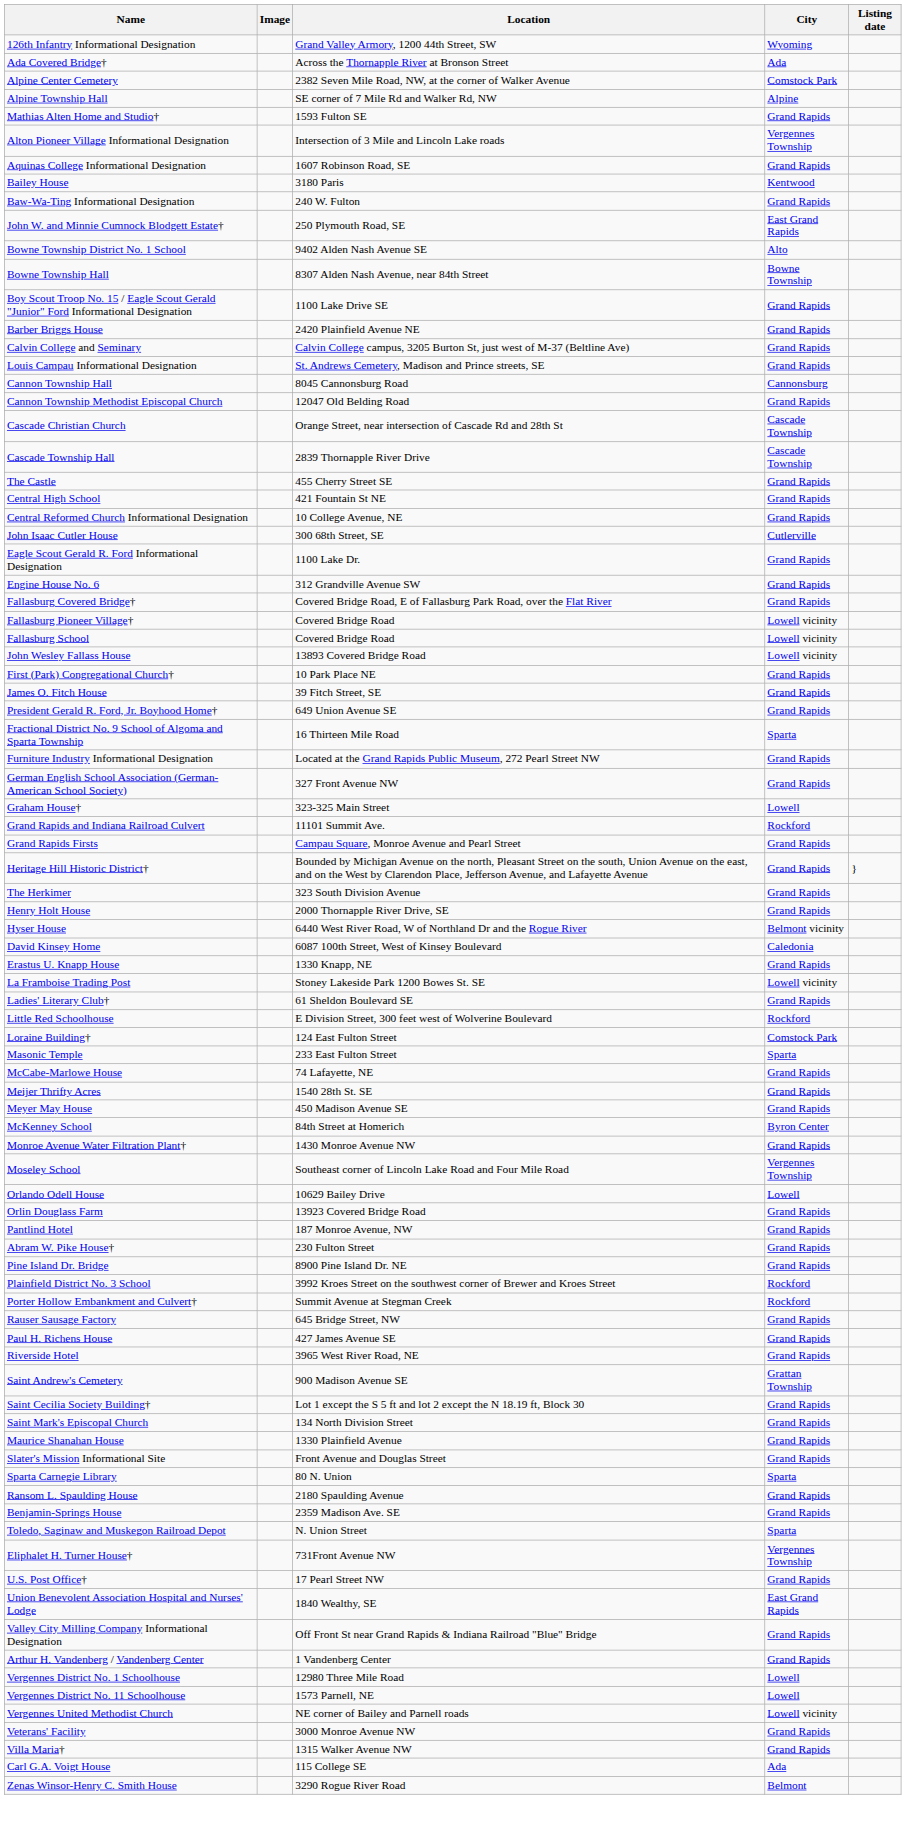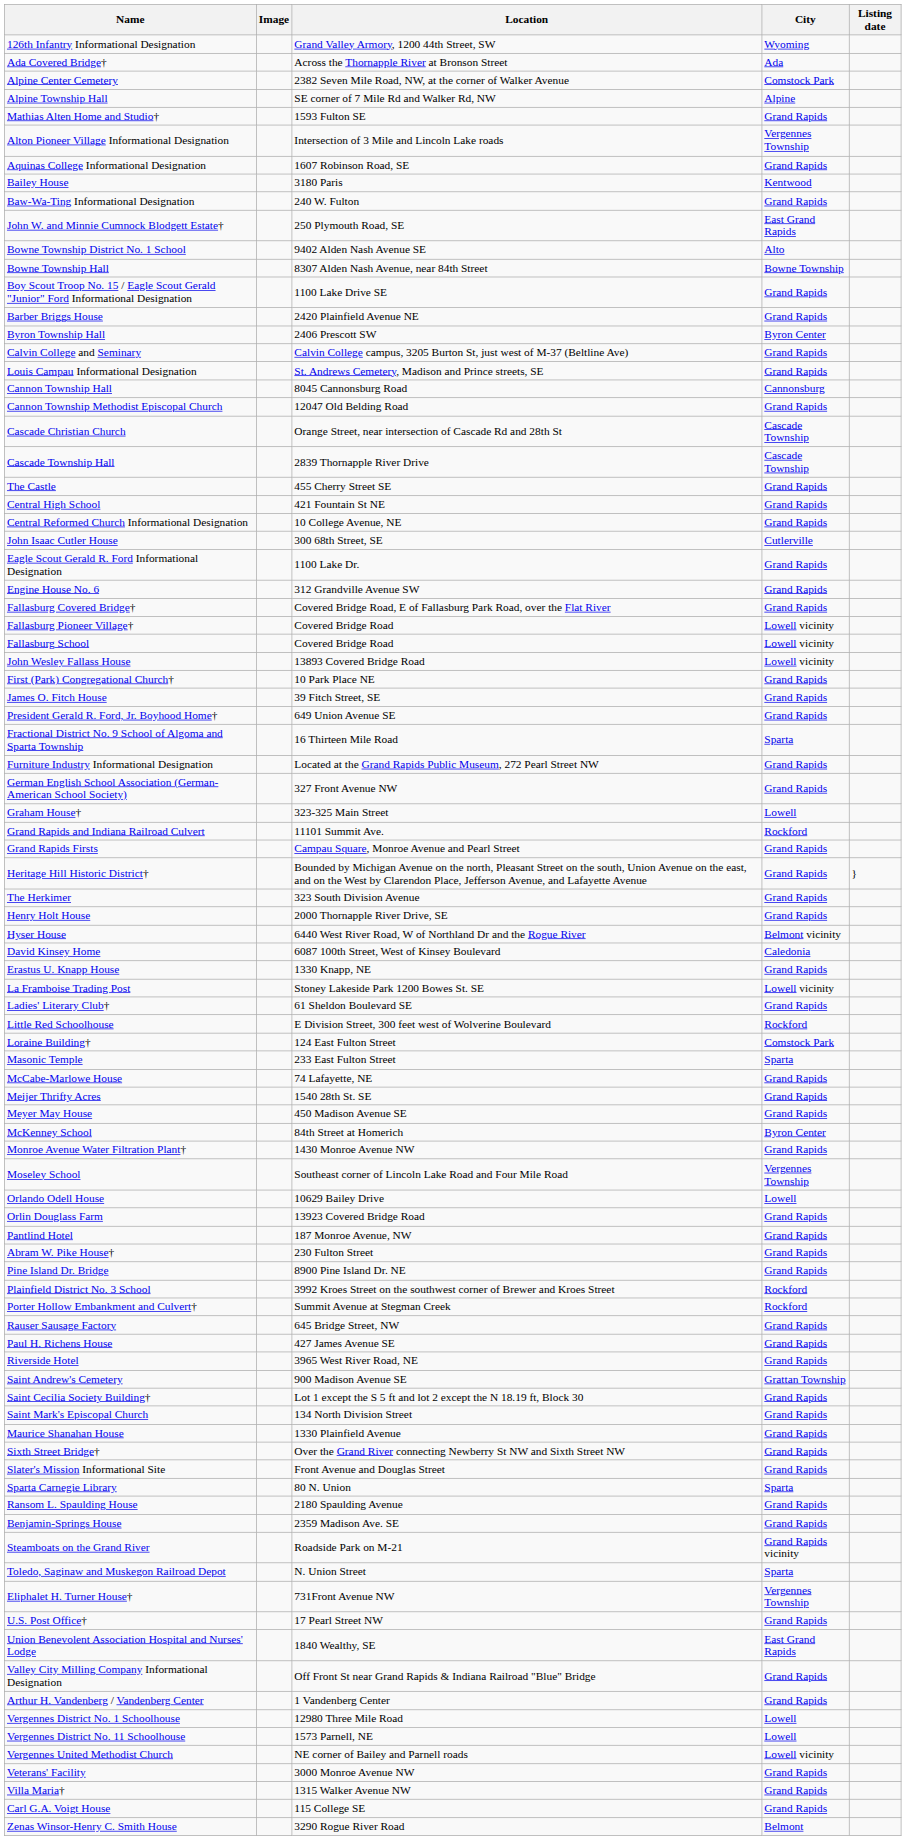+ row: (56, 334)
+ row: (53, 1451)
+ row: (78, 1547)
(777, 1767) Ada -> (796, 1808) Grand Rapids
